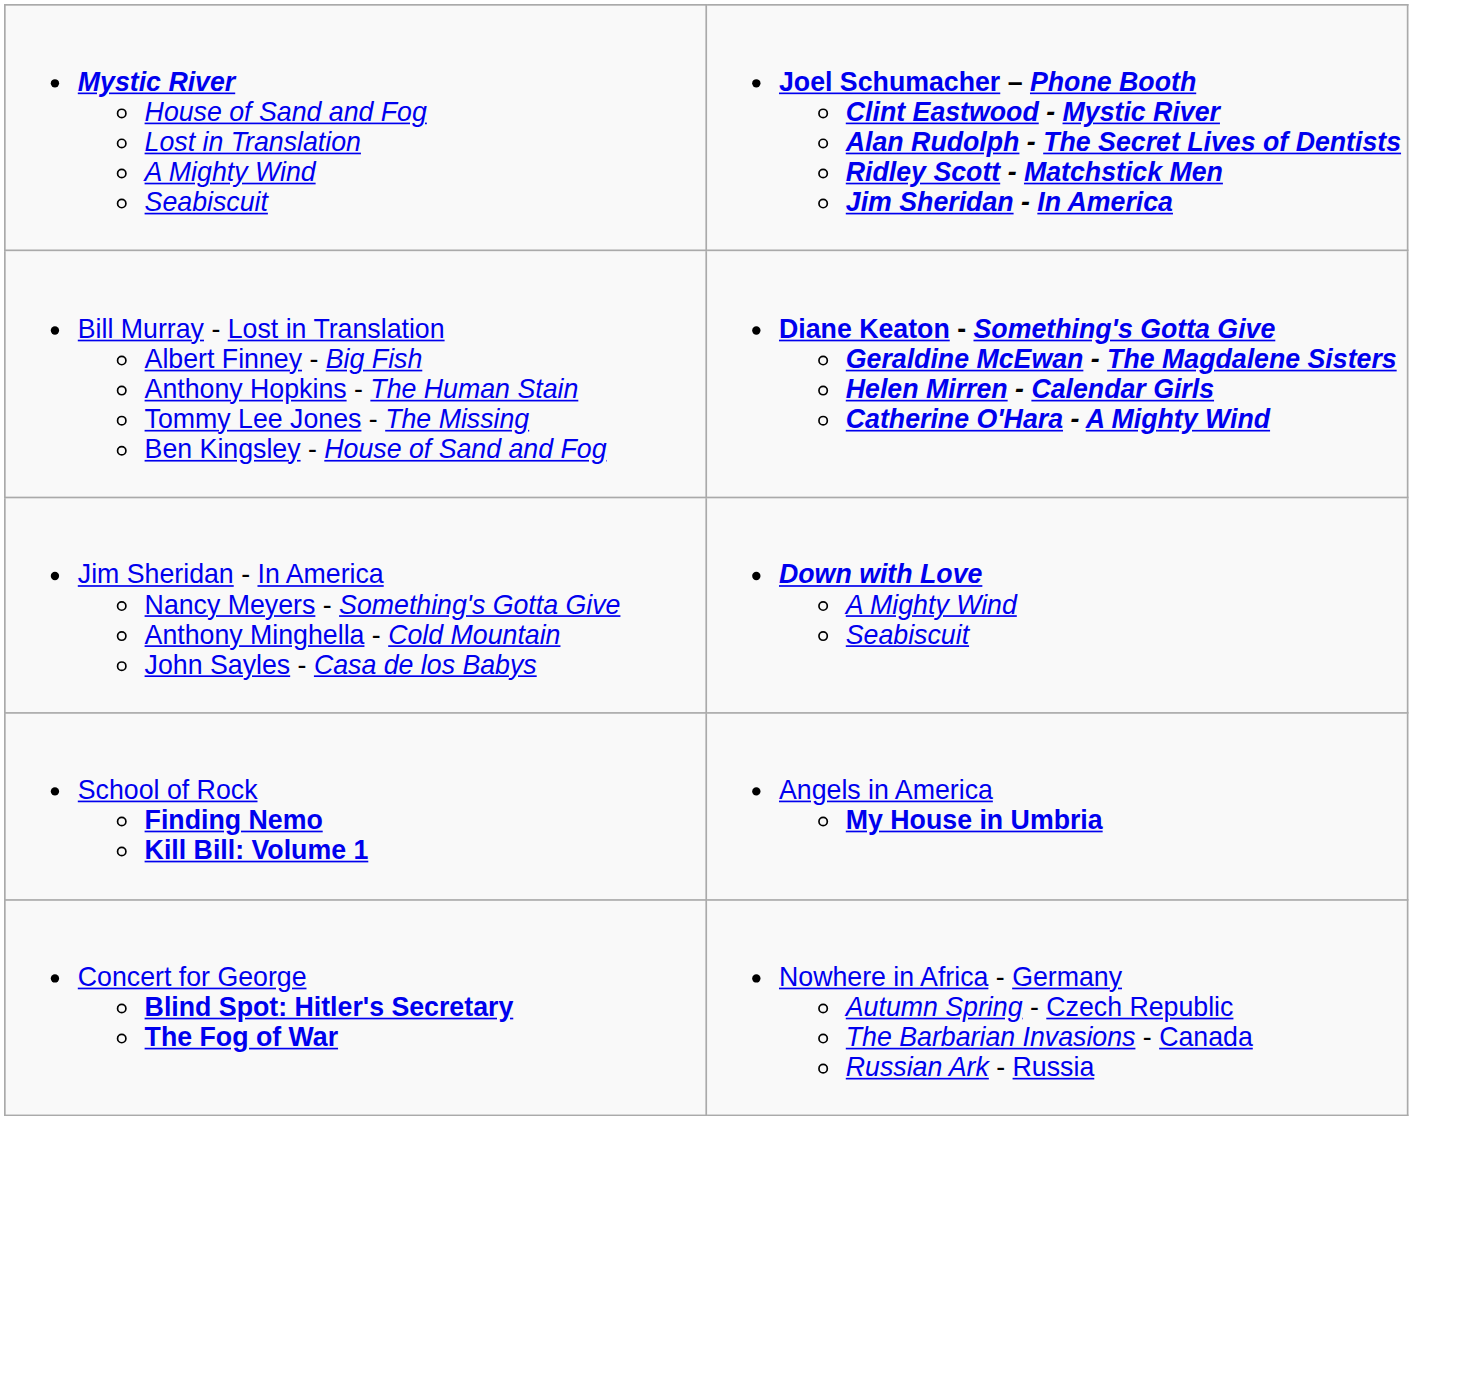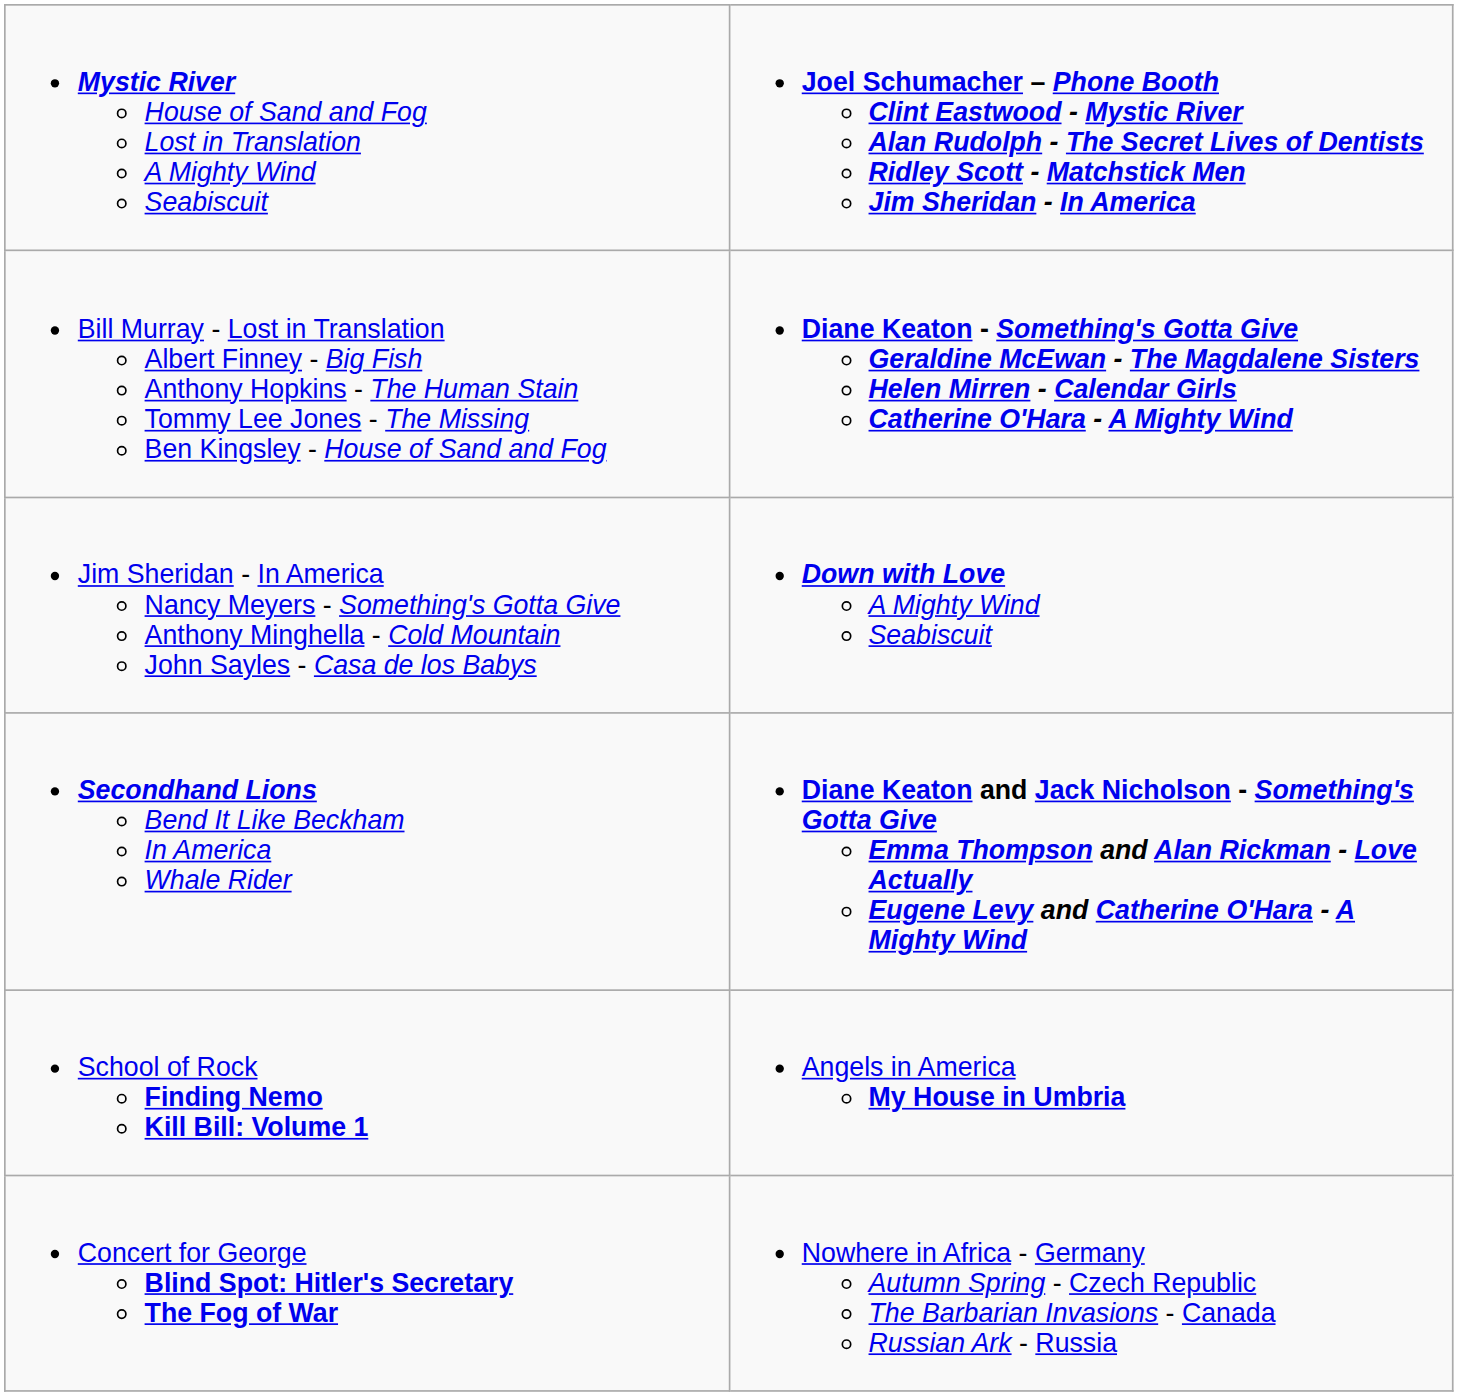+ row: (367, 836)
